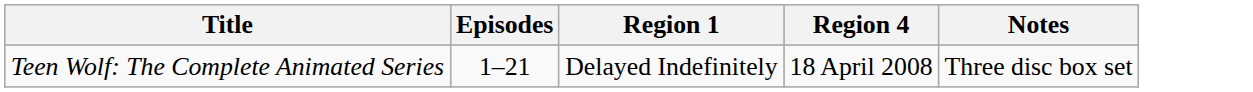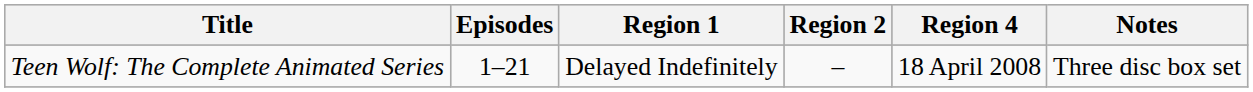+ column: (838, 24)
